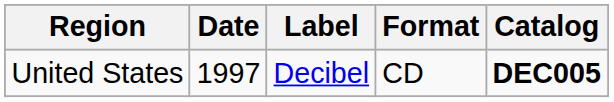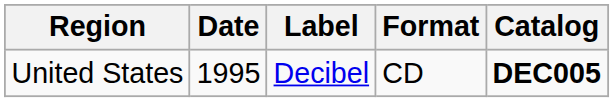(229, 72) 1997 -> (229, 72) 1995
